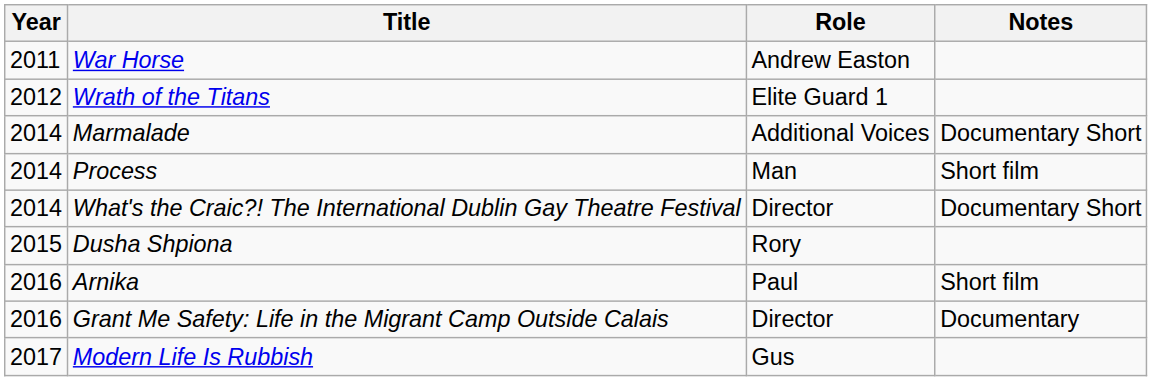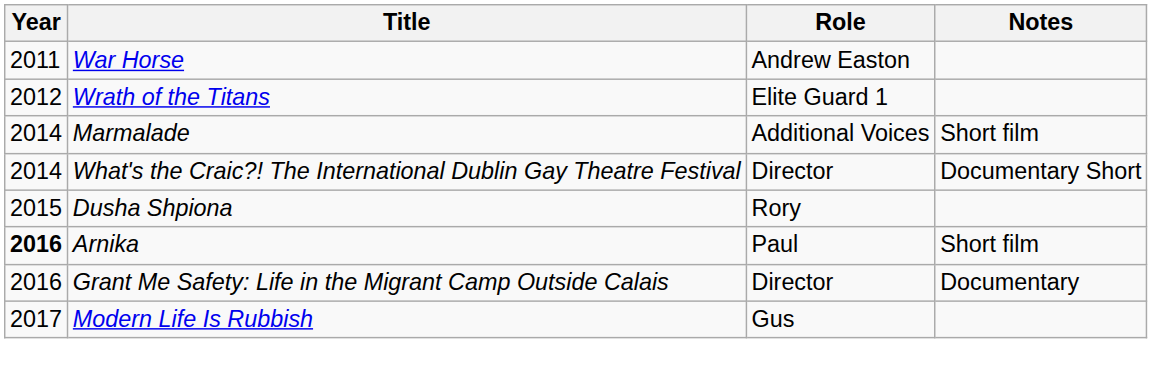(1041, 134) Documentary Short -> (990, 134) Short film
- row: (115, 171)
(36, 282) normal -> (36, 245) bold
